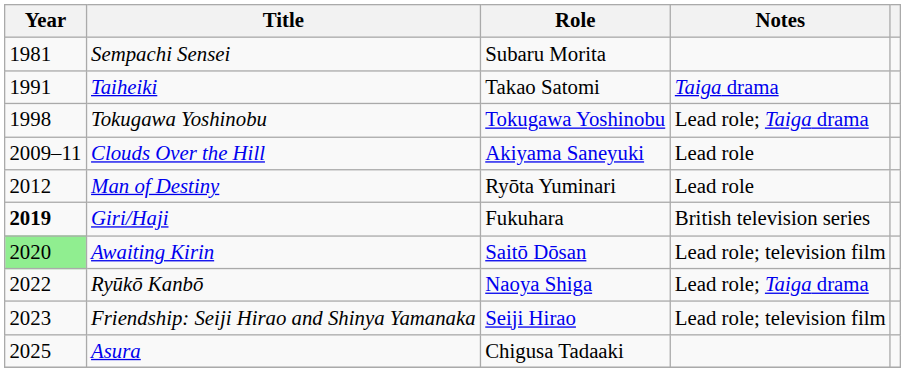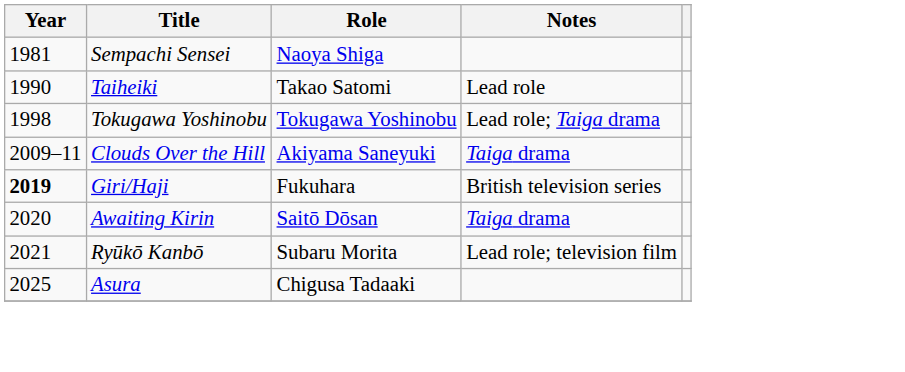(546, 53) Subaru Morita -> (330, 53) Naoya Shiga
(30, 86) 1991 -> (30, 86) 1990
(727, 86) Taiga drama -> (506, 86) Lead role
(714, 152) Lead role -> (518, 152) Taiga drama
- row: (155, 185)
(30, 251) lightgreen background -> (30, 218) no background
(780, 251) Lead role; television film -> (518, 218) Taiga drama
(30, 284) 2022 -> (30, 251) 2021
(539, 284) Naoya Shiga -> (337, 251) Subaru Morita
(772, 284) Lead role; Taiga drama -> (572, 251) Lead role; television film
- row: (283, 317)
